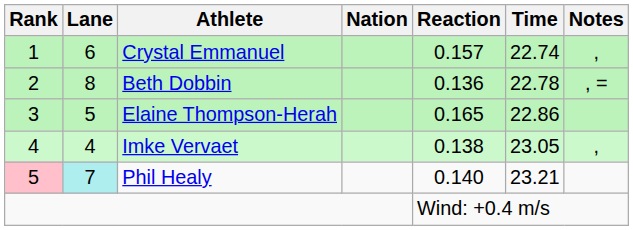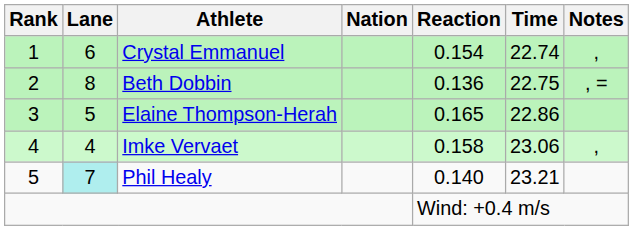(459, 51) 0.157 -> (459, 51) 0.154
(535, 83) 22.78 -> (535, 83) 22.75
(459, 146) 0.138 -> (459, 146) 0.158
(535, 146) 23.05 -> (535, 146) 23.06
(33, 177) pink background -> (33, 177) no background
